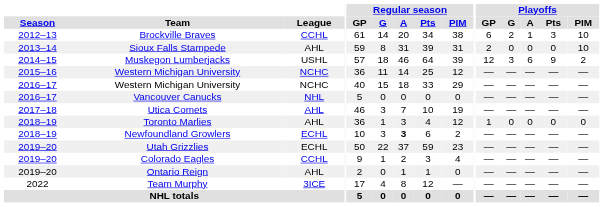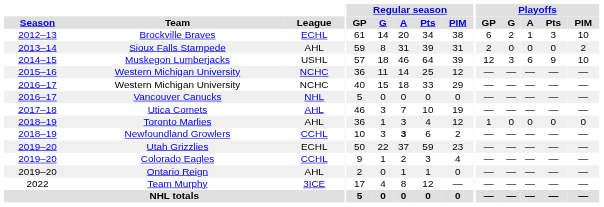(314, 35) CCHL -> (314, 35) ECHL
(583, 47) 10 -> (583, 47) 2
(583, 59) 2 -> (583, 59) 10
(314, 134) ECHL -> (314, 134) CCHL
